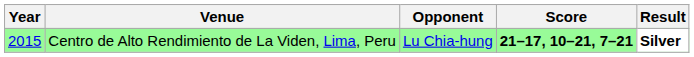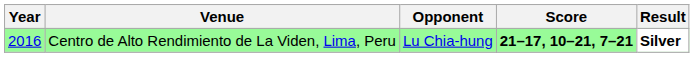(25, 40) 2015 -> (25, 40) 2016
